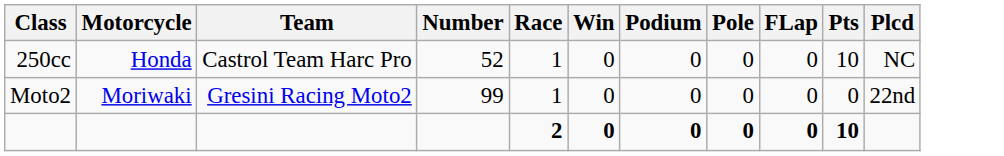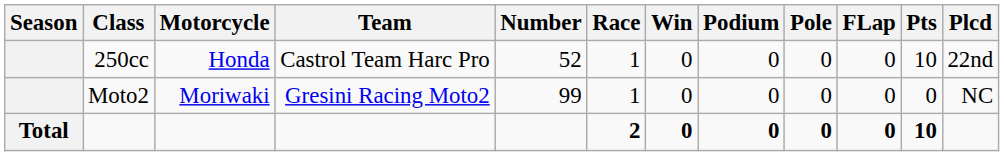+ column: (44, 22)
(899, 58) NC -> (970, 58) 22nd
(892, 95) 22nd -> (977, 95) NC
